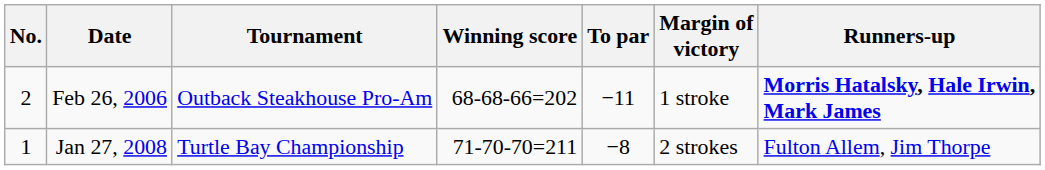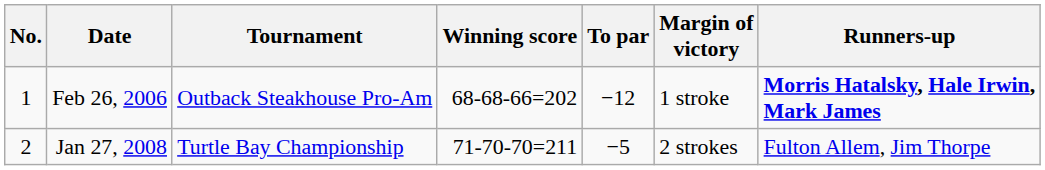(26, 97) 2 -> (26, 97) 1
(618, 97) −11 -> (618, 97) −12
(26, 146) 1 -> (26, 146) 2
(618, 146) −8 -> (618, 146) −5
